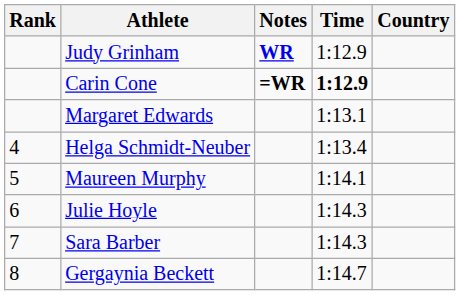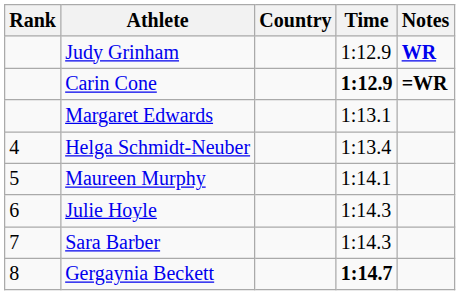columns swapped: (413, 20) <-> (283, 20)
(342, 274) normal -> (367, 274) bold
